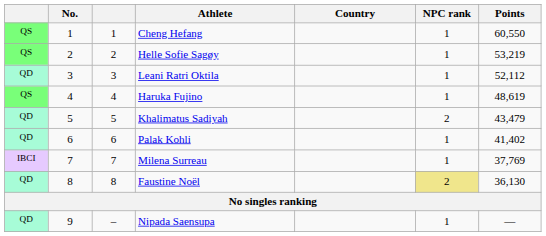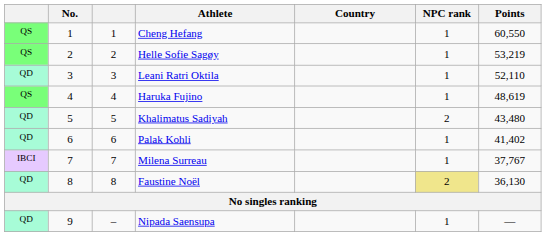(510, 76) 52,112 -> (510, 76) 52,110
(510, 118) 43,479 -> (510, 118) 43,480
(510, 161) 37,769 -> (510, 161) 37,767
